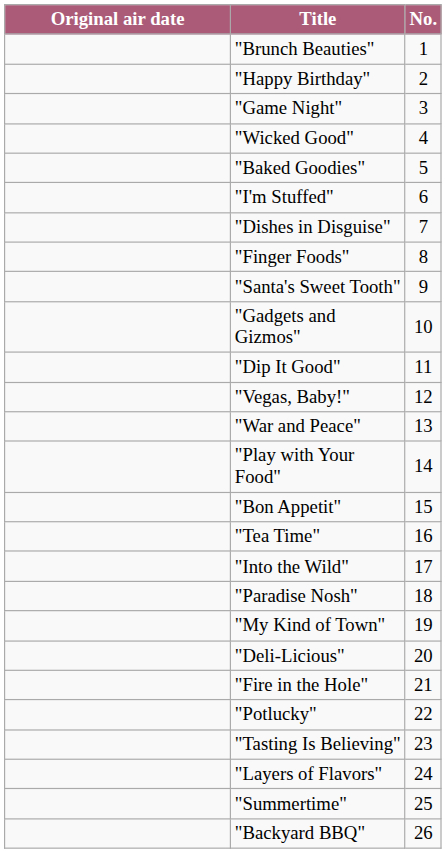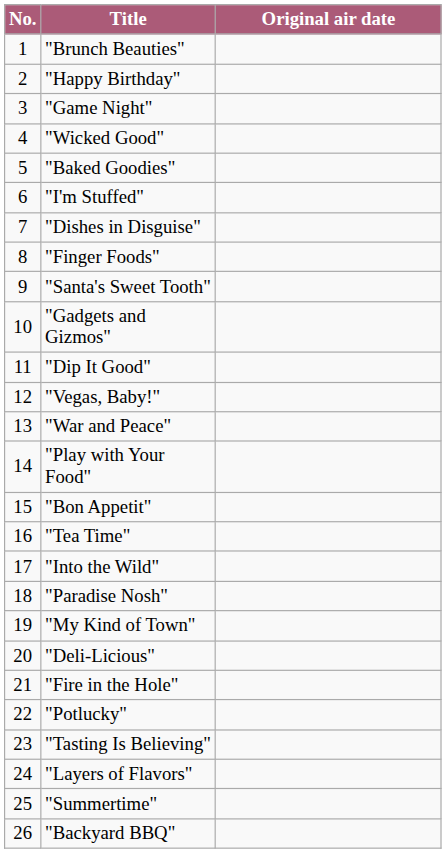columns swapped: (423, 19) <-> (118, 19)
